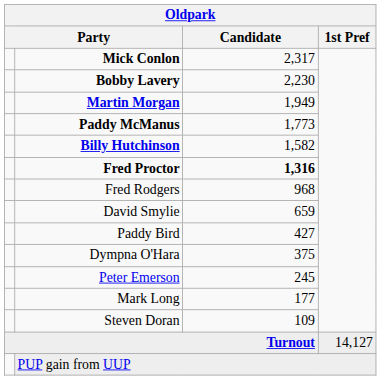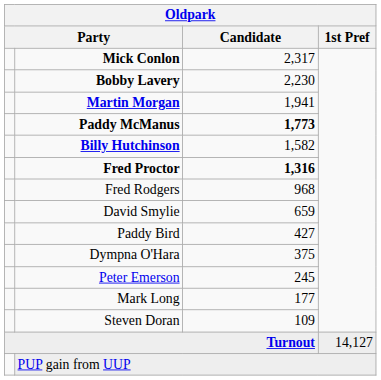(299, 102) 1,949 -> (299, 102) 1,941
(299, 124) normal -> (299, 124) bold
